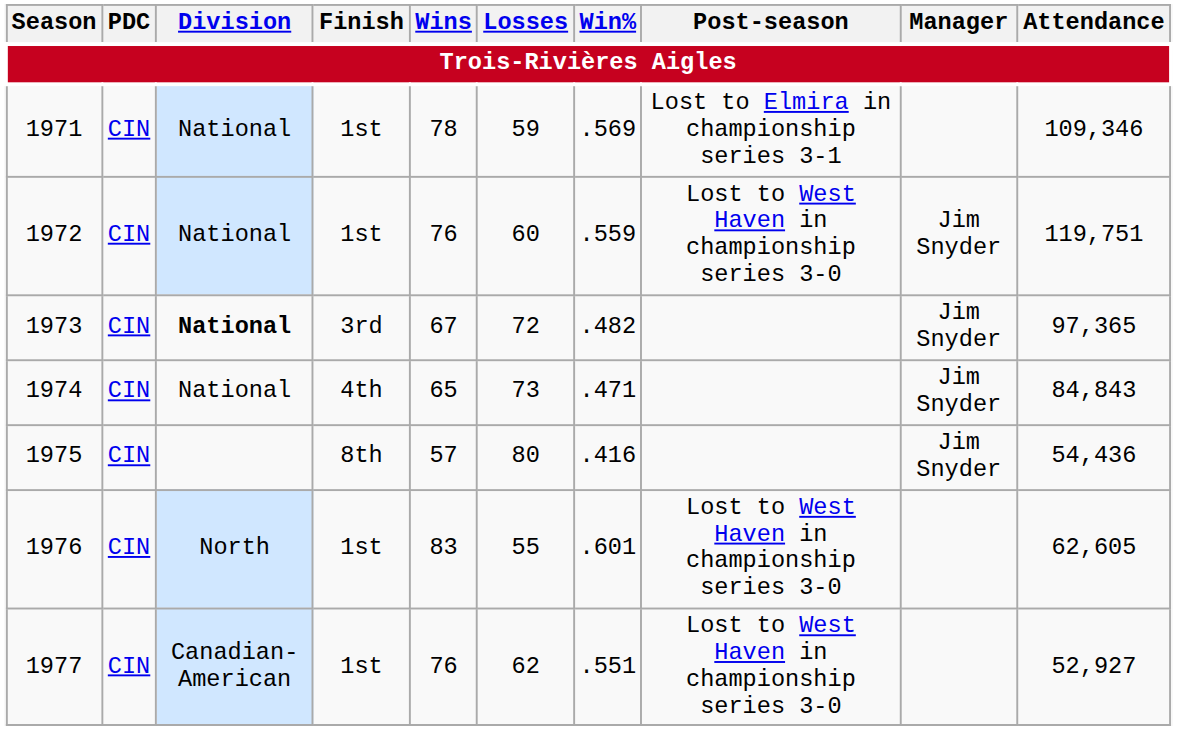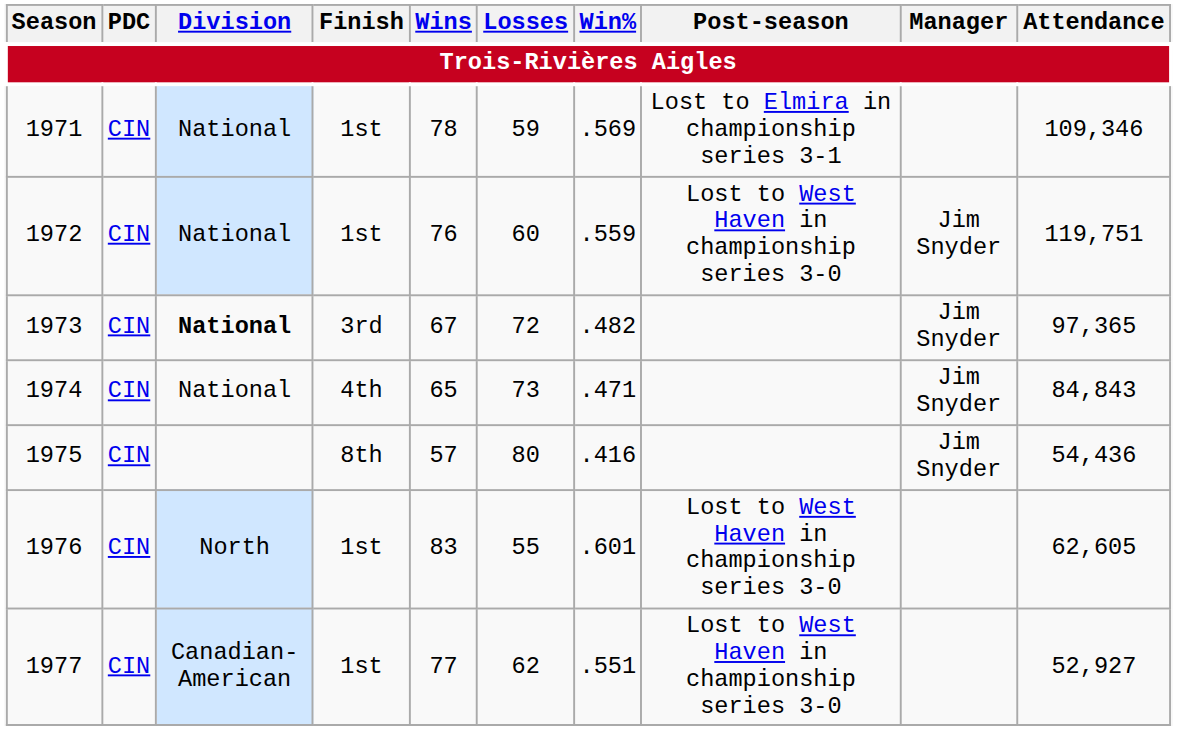(444, 667) 76 -> (444, 667) 77
